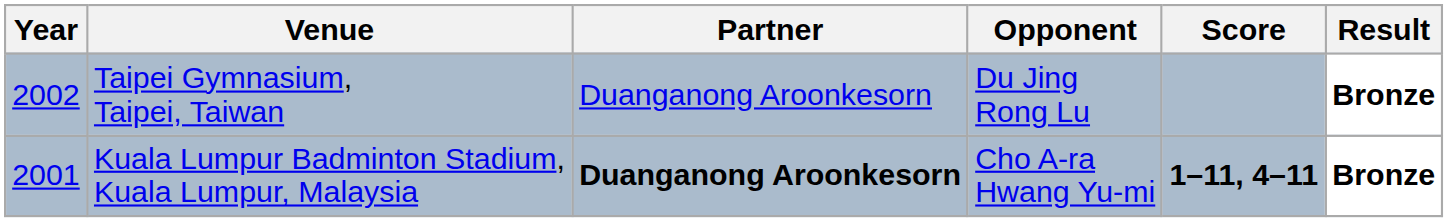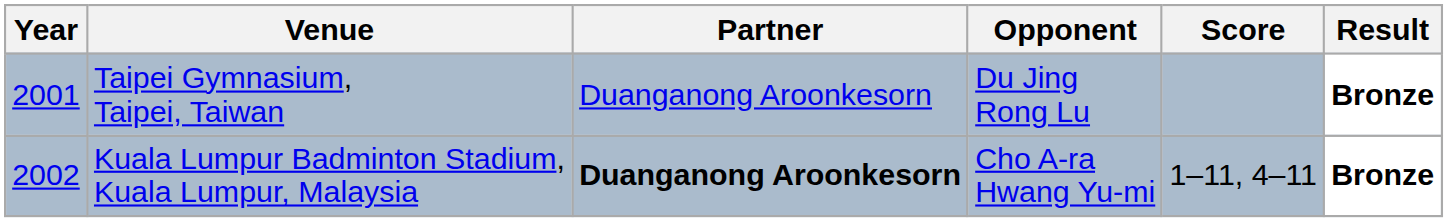(46, 94) 2002 -> (46, 94) 2001
(46, 176) 2001 -> (46, 176) 2002
(1244, 176) bold -> (1243, 176) normal
